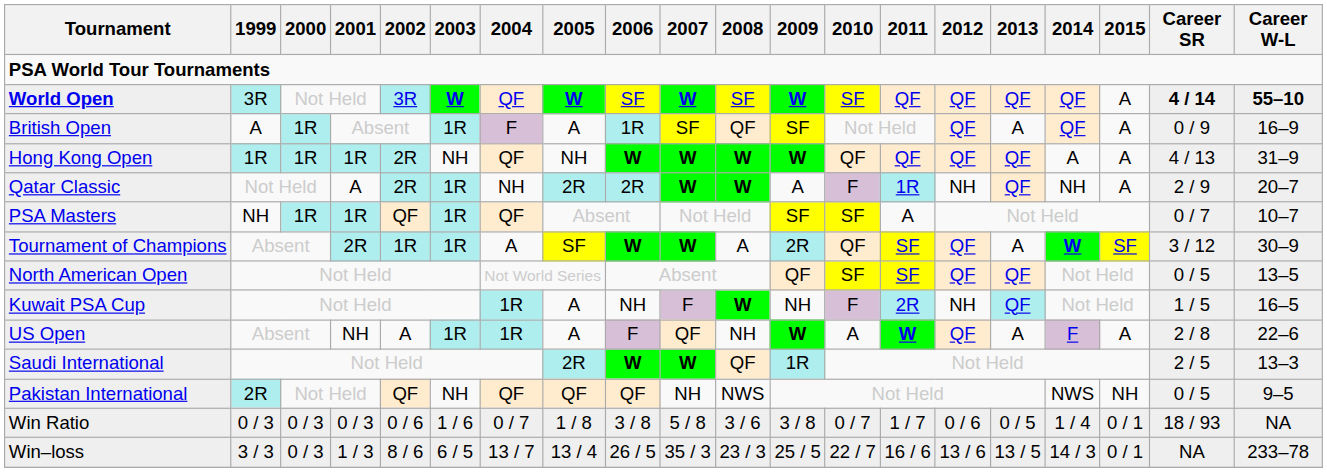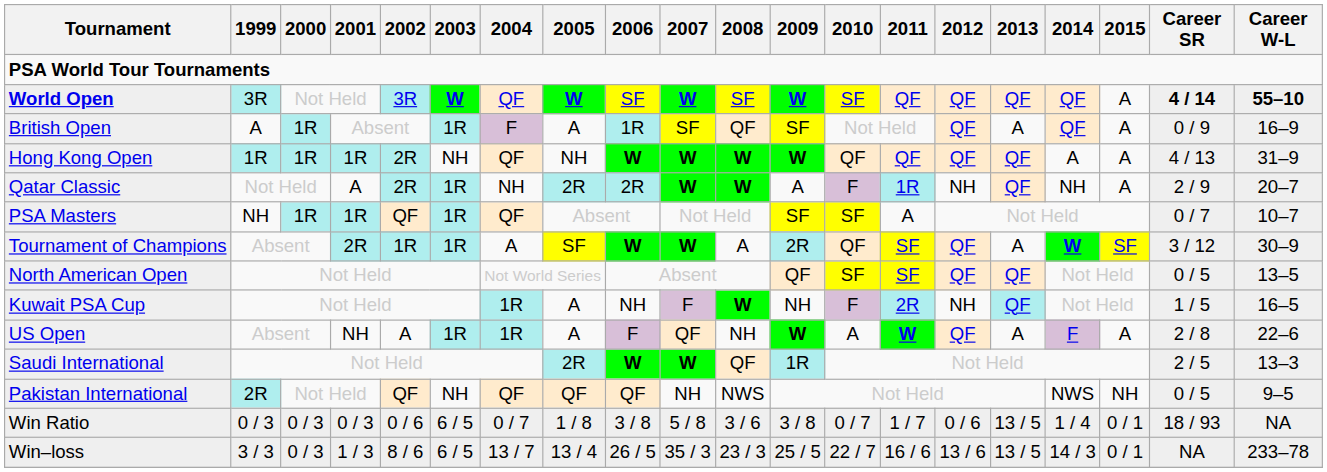(455, 422) 1 / 6 -> (455, 422) 6 / 5
(1018, 422) 0 / 5 -> (1018, 422) 13 / 5
